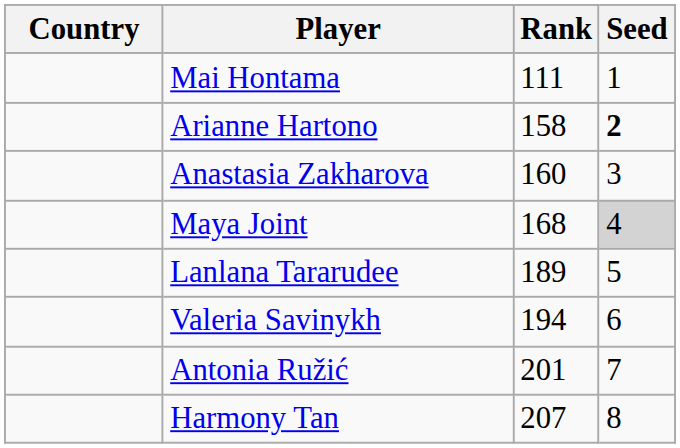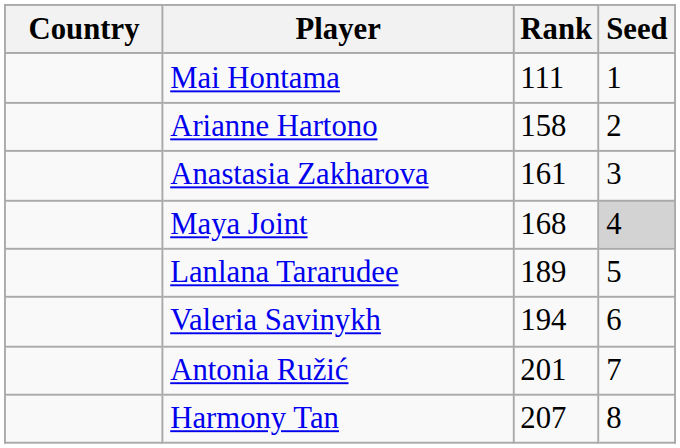(614, 126) bold -> (614, 126) normal
(543, 175) 160 -> (543, 175) 161
